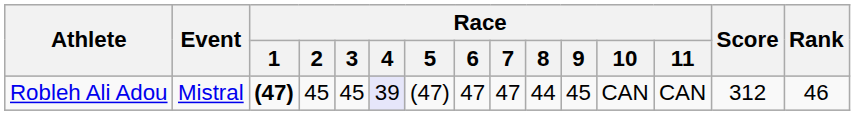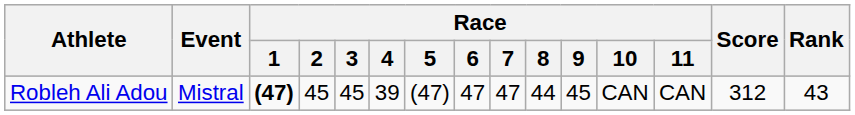(387, 93) lavender background -> (387, 93) no background
(816, 93) 46 -> (816, 93) 43
